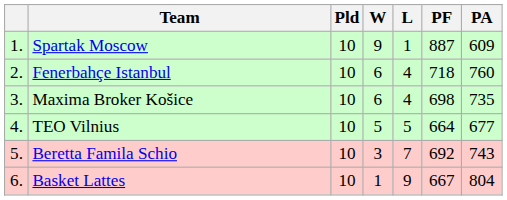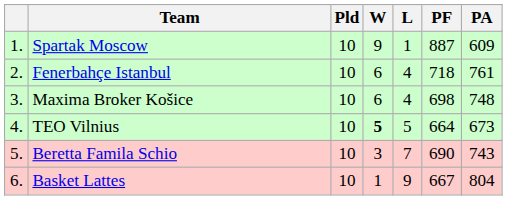(482, 72) 760 -> (482, 72) 761
(482, 99) 735 -> (482, 99) 748
(378, 126) normal -> (378, 126) bold
(482, 126) 677 -> (482, 126) 673
(442, 153) 692 -> (442, 153) 690
